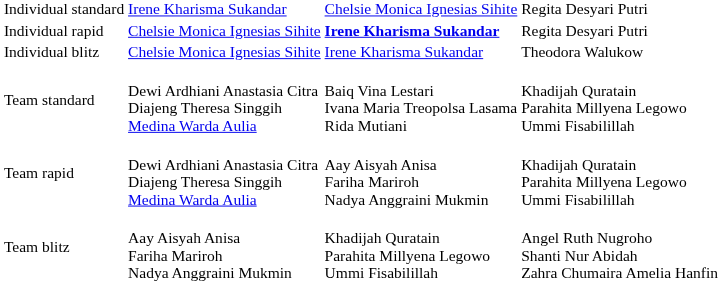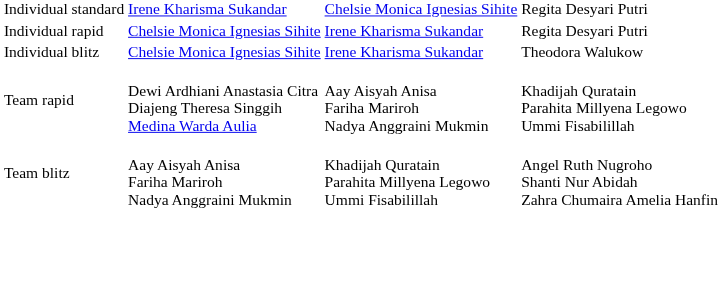(412, 30) bold -> (404, 30) normal
- row: (49, 99)
